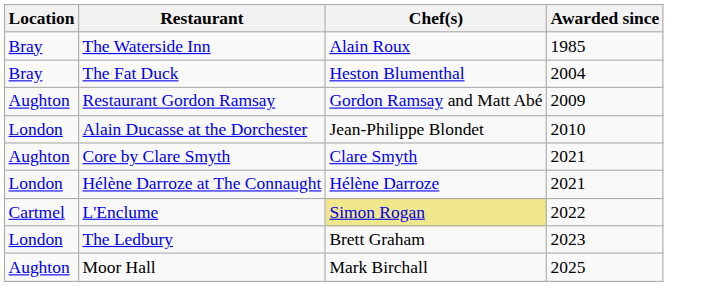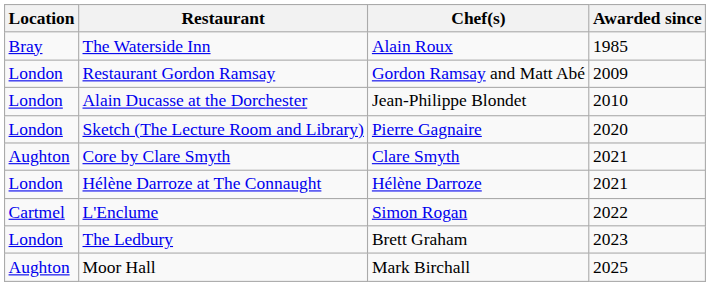- row: (130, 73)
(39, 101) Aughton -> (36, 73) London
+ row: (223, 128)
(377, 211) khaki background -> (420, 211) no background
